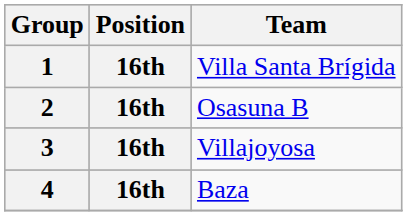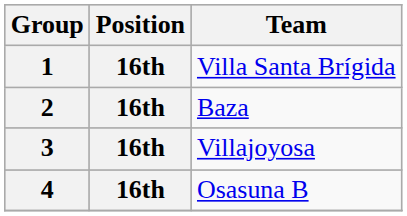(253, 107) Osasuna B -> (223, 107) Baza
(223, 189) Baza -> (253, 189) Osasuna B
